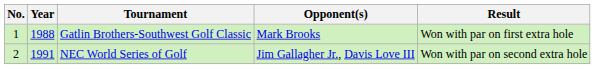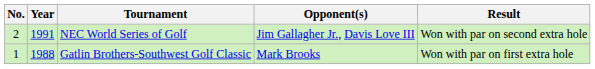rows swapped: (155, 34) <-> (123, 54)
